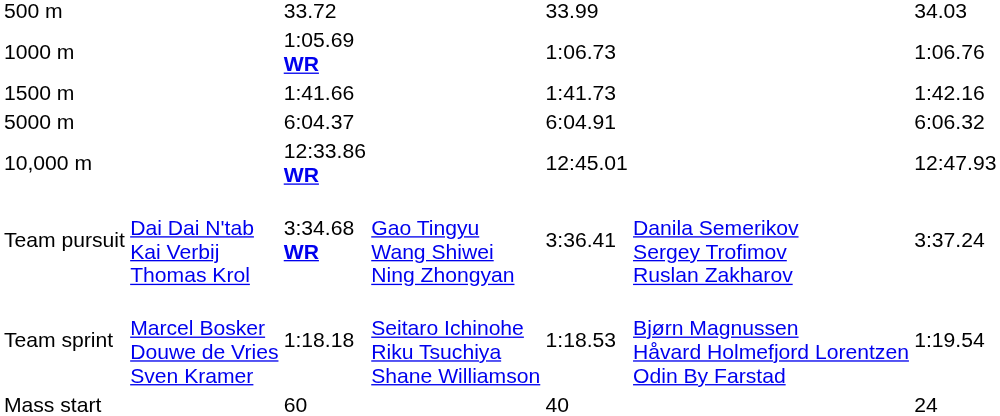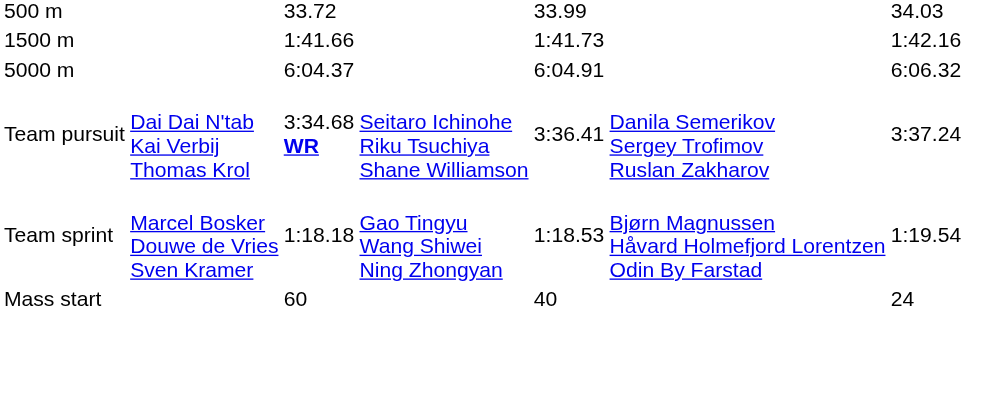- row: (39, 52)
- row: (48, 163)
(443, 251) Gao Tingyu Wang Shiwei Ning Zhongyan -> (444, 146) Seitaro Ichinohe Riku Tsuchiya Shane Williamson
(456, 352) Seitaro Ichinohe Riku Tsuchiya Shane Williamson -> (431, 246) Gao Tingyu Wang Shiwei Ning Zhongyan
